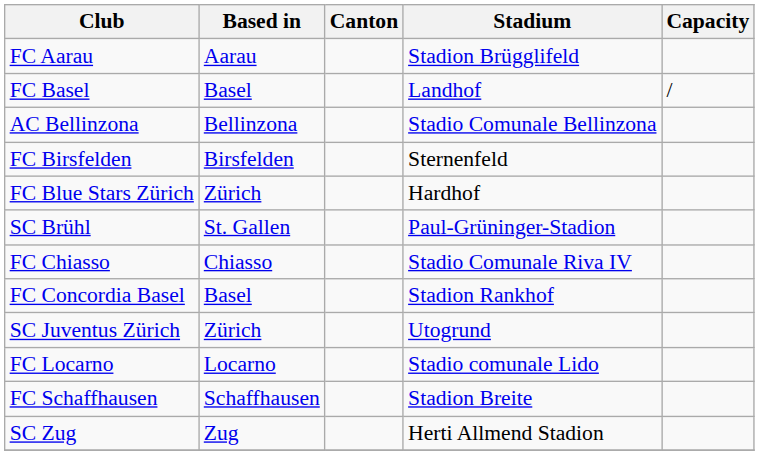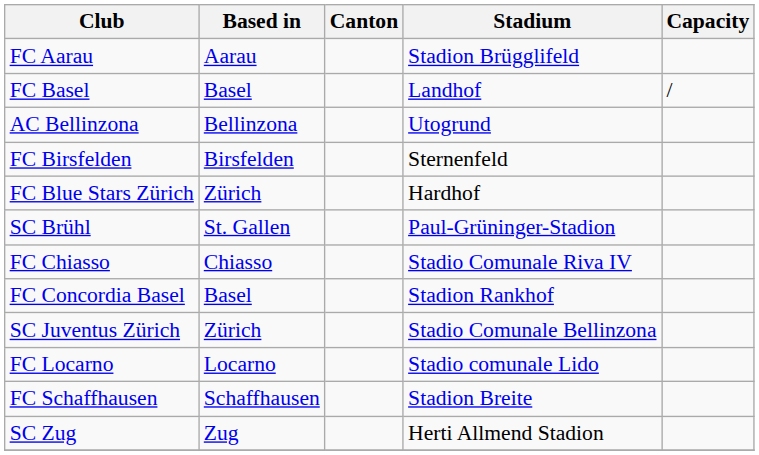(532, 124) Stadio Comunale Bellinzona -> (450, 124) Utogrund
(450, 329) Utogrund -> (532, 329) Stadio Comunale Bellinzona
